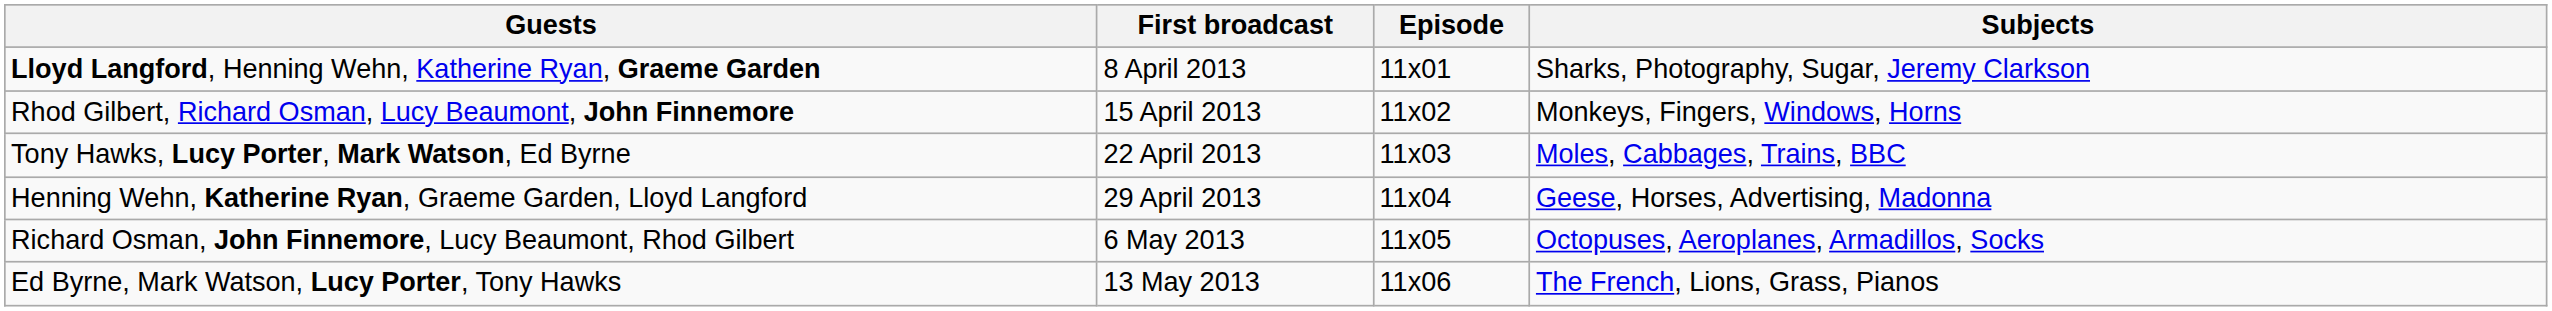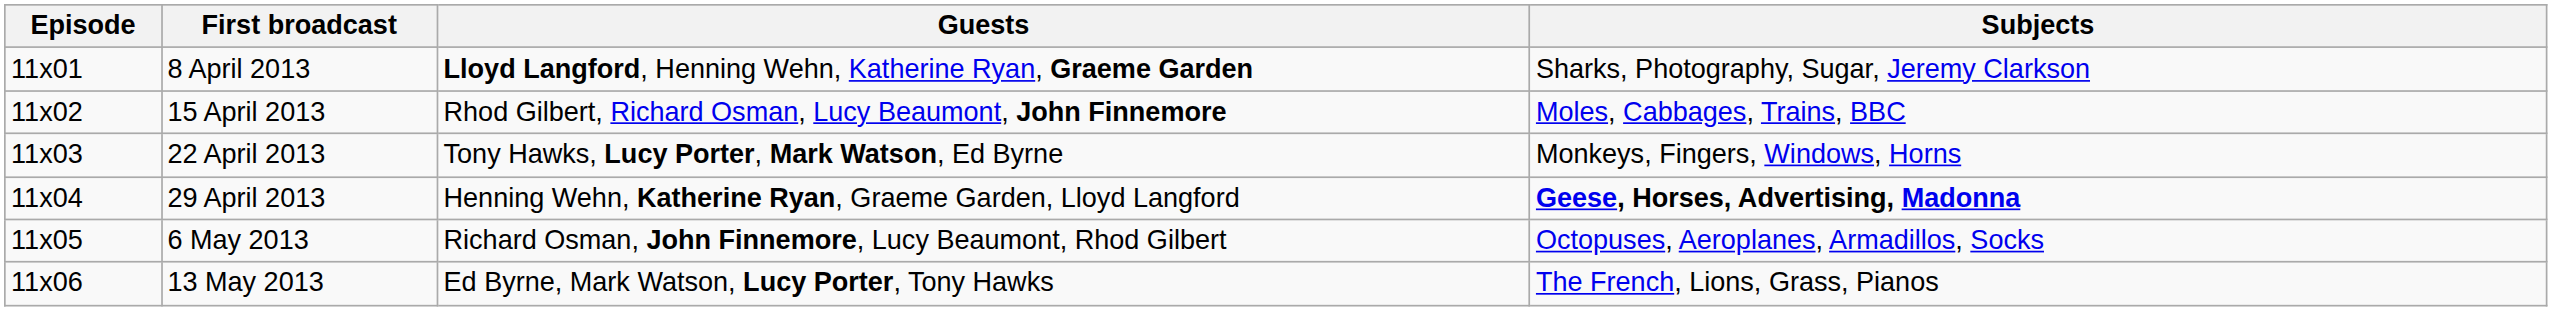columns swapped: (1452, 25) <-> (551, 25)
(1749, 111) Monkeys, Fingers, Windows, Horns -> (1721, 111) Moles, Cabbages, Trains, BBC
(1721, 154) Moles, Cabbages, Trains, BBC -> (1749, 154) Monkeys, Fingers, Windows, Horns
(1764, 197) normal -> (1778, 197) bold
